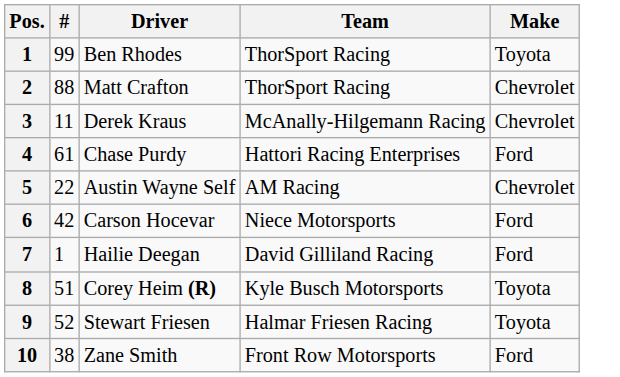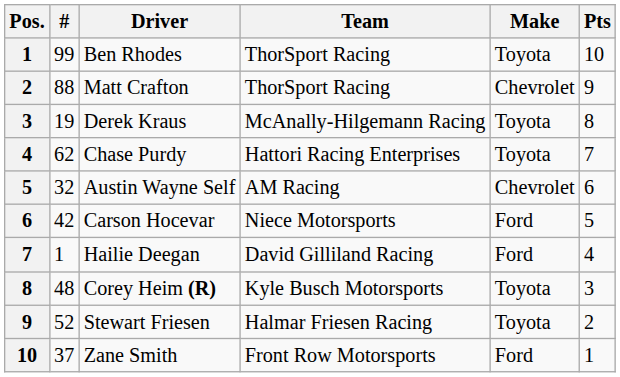+ column: (597, 21)
(64, 121) 11 -> (64, 121) 19
(535, 121) Chevrolet -> (523, 121) Toyota
(64, 154) 61 -> (64, 154) 62
(514, 154) Ford -> (523, 154) Toyota
(64, 188) 22 -> (64, 188) 32
(64, 288) 51 -> (64, 288) 48
(64, 354) 38 -> (64, 354) 37
